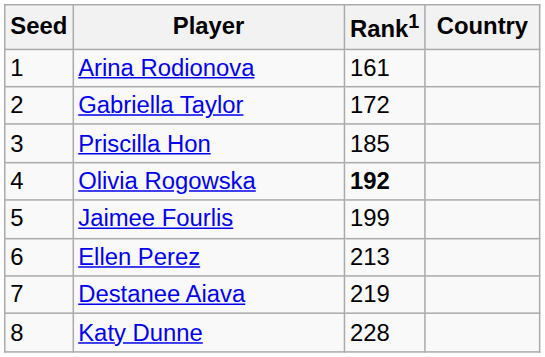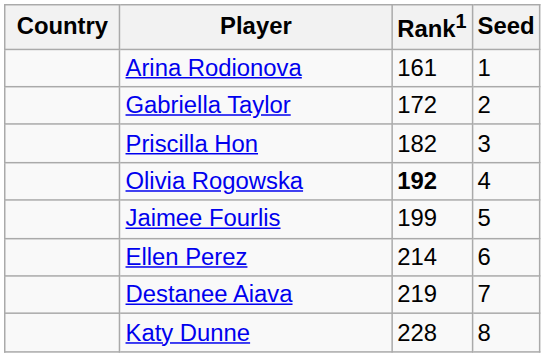columns swapped: (482, 26) <-> (39, 26)
(370, 143) 185 -> (417, 143) 182
(370, 256) 213 -> (417, 256) 214
